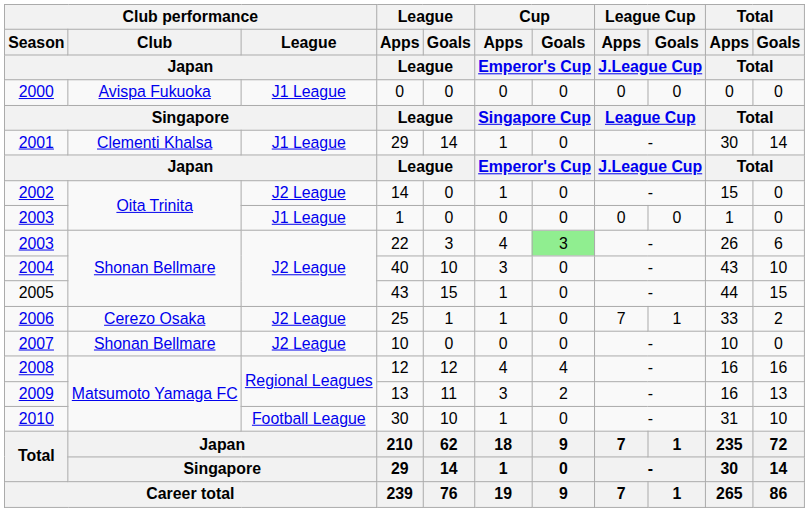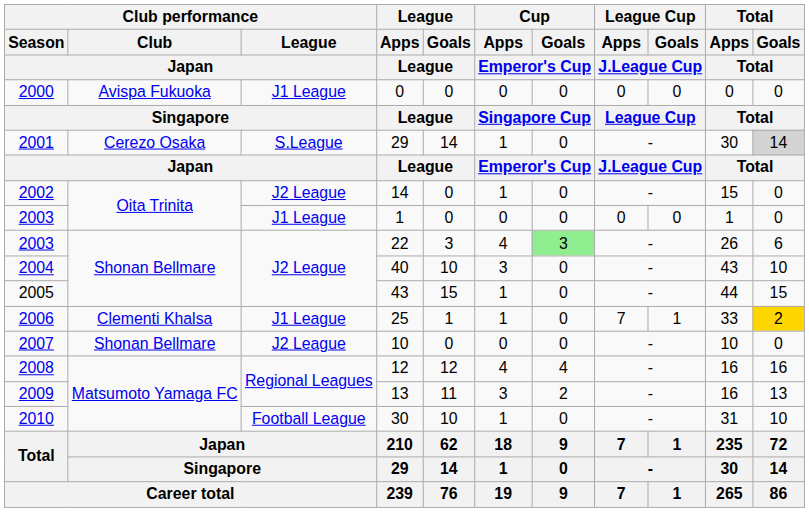(155, 142) Clementi Khalsa -> (155, 142) Cerezo Osaka
(309, 142) J1 League -> (309, 142) S.League
(778, 142) no background -> (778, 142) lightgrey background
(155, 318) Cerezo Osaka -> (155, 318) Clementi Khalsa
(309, 318) J2 League -> (309, 318) J1 League
(778, 318) no background -> (778, 318) gold background
